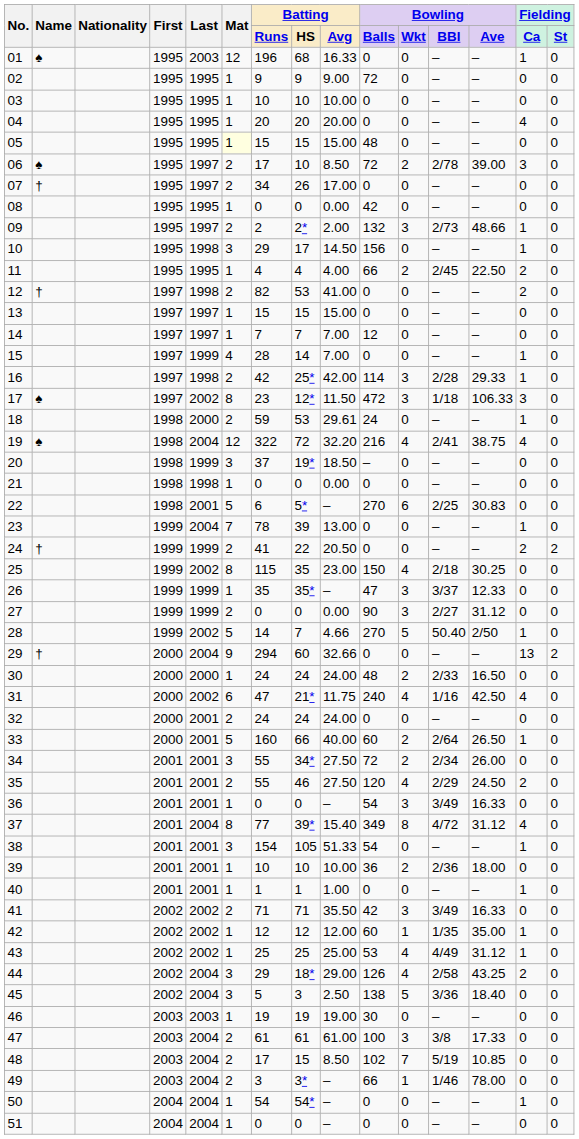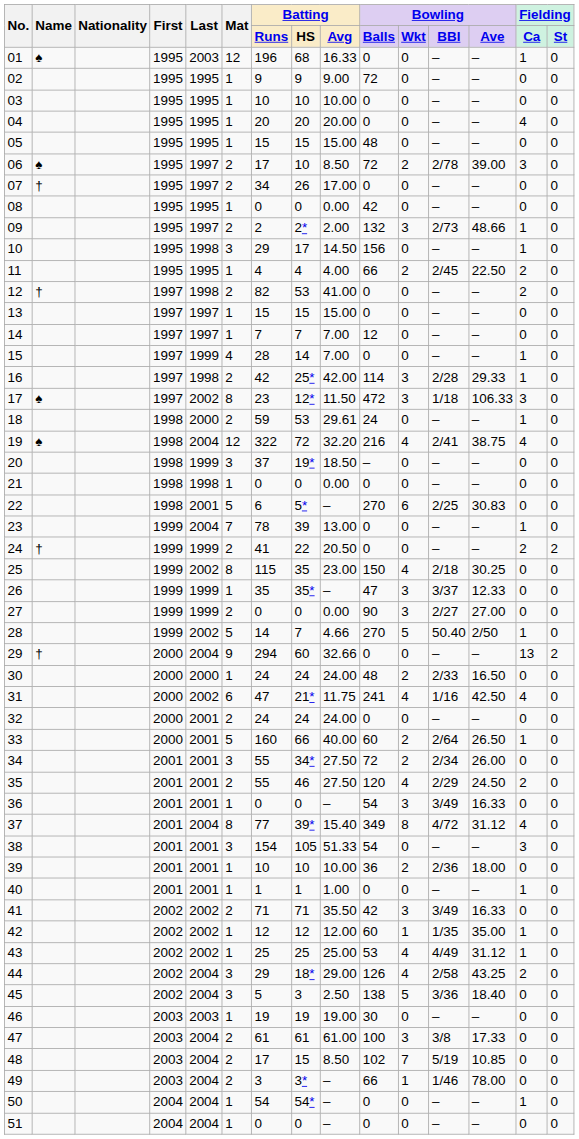(229, 143) lightyellow background -> (229, 143) no background
(489, 611) 31.12 -> (489, 611) 27.00
(374, 697) 240 -> (374, 697) 241
(523, 846) 1 -> (523, 846) 3
